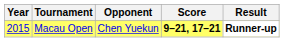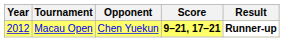(18, 29) 2015 -> (18, 29) 2012
